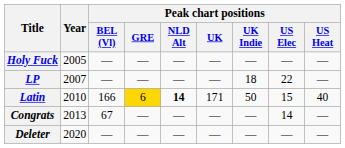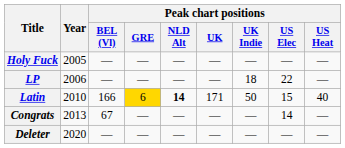(75, 79) 2007 -> (75, 79) 2006
